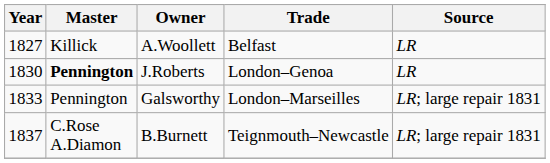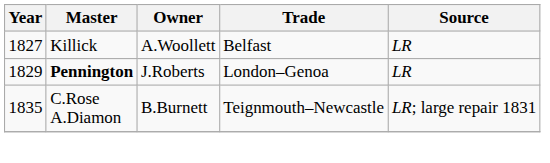(25, 71) 1830 -> (25, 71) 1829
- row: (181, 98)
(25, 135) 1837 -> (25, 108) 1835
